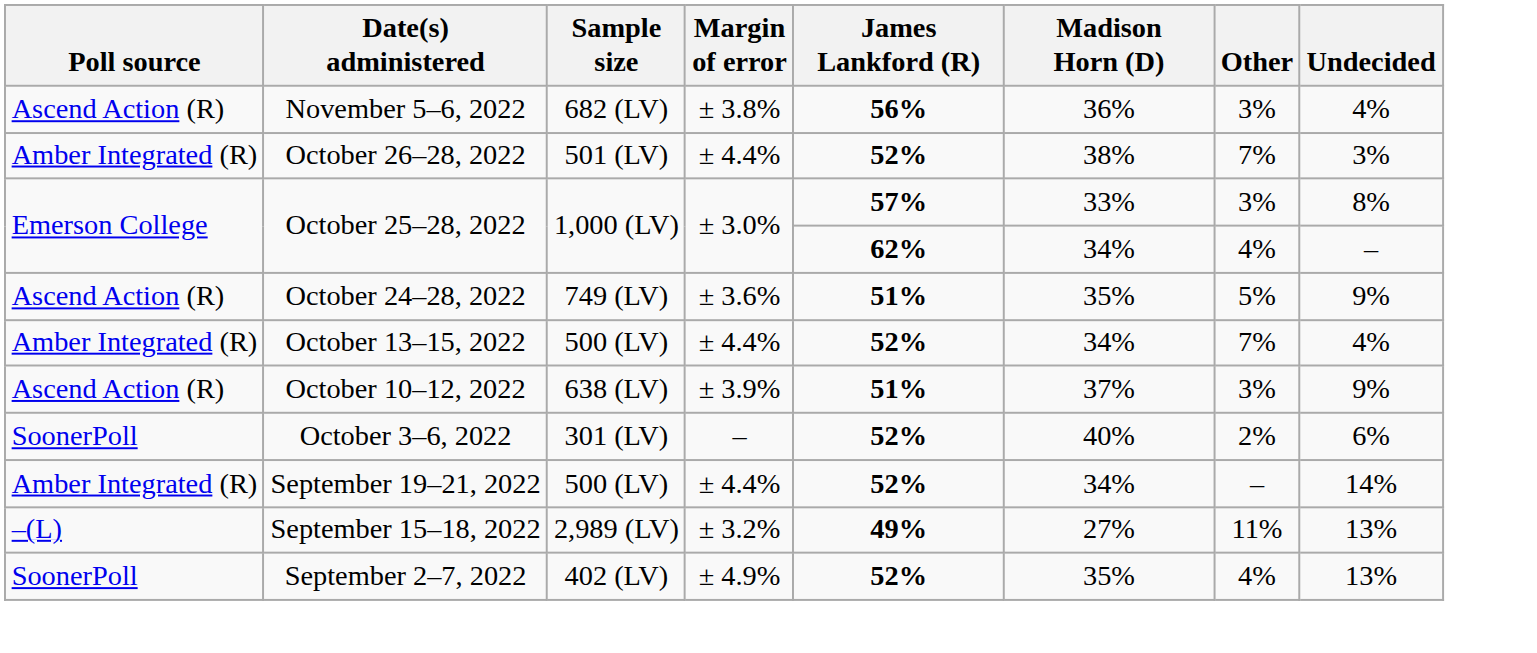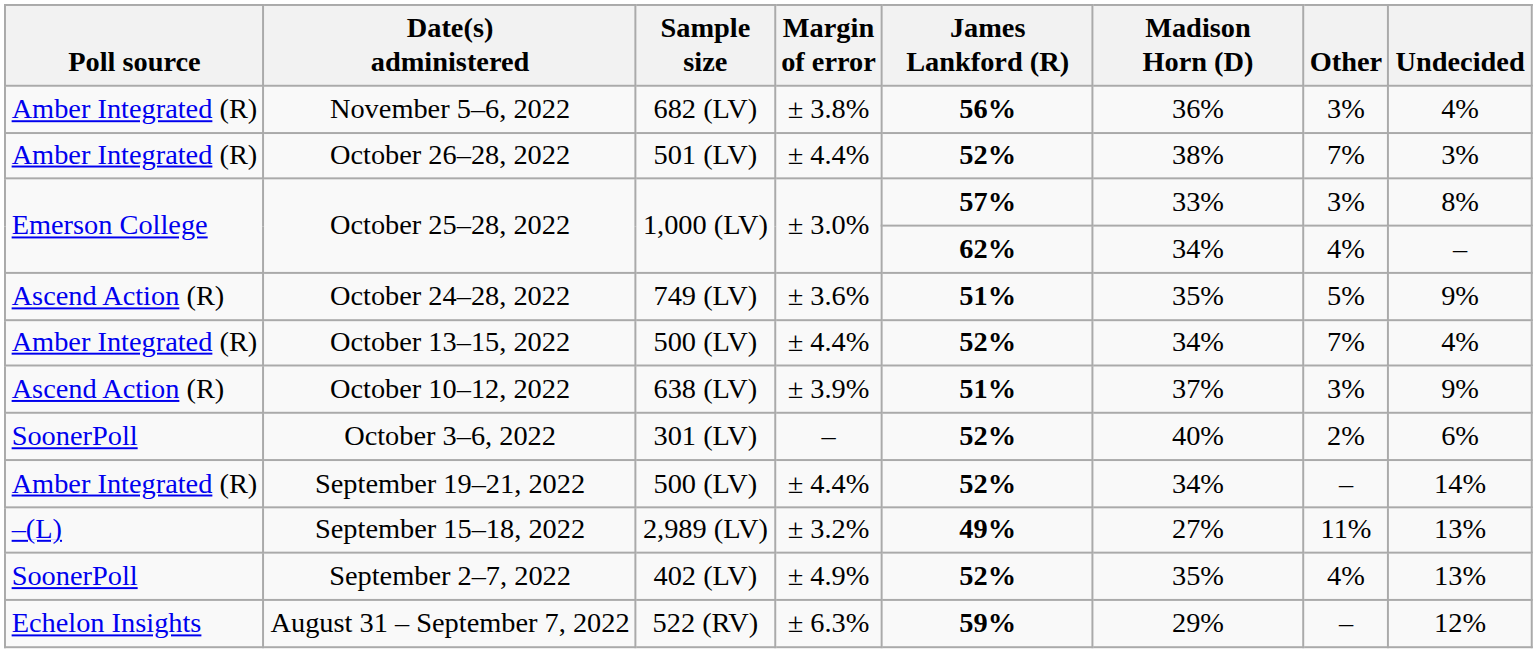(118, 108) Ascend Action (R) -> (134, 108) Amber Integrated (R)
+ row: (450, 623)
